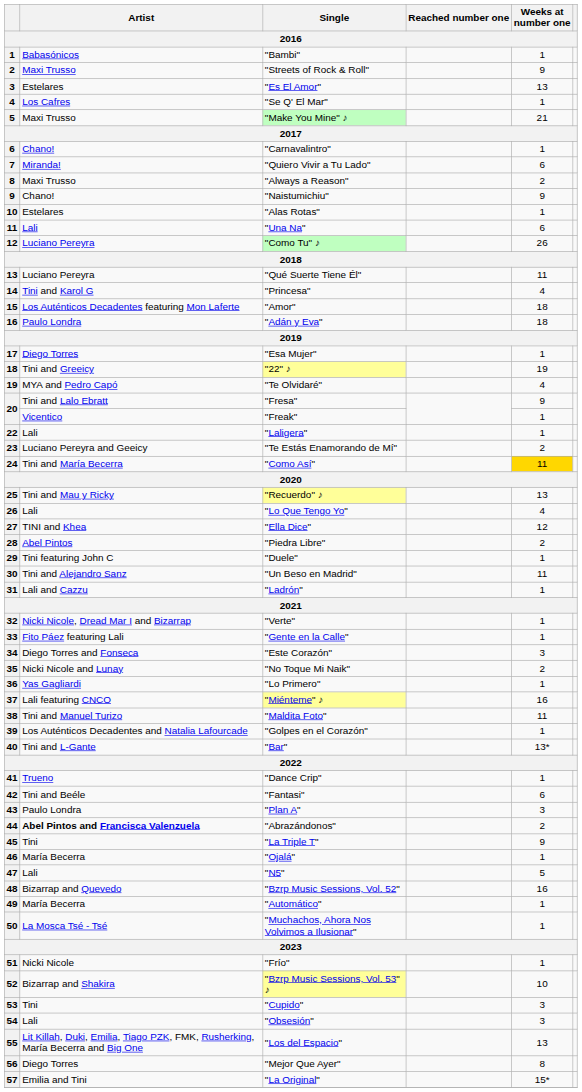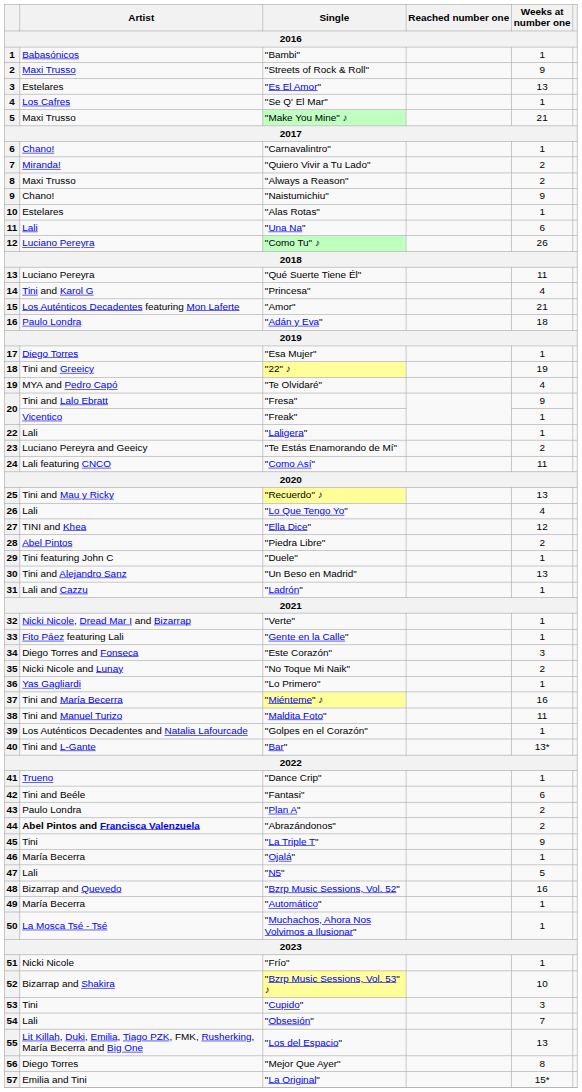(542, 165) 6 -> (542, 165) 2
(542, 306) 18 -> (542, 306) 21
(72, 464) Tini and María Becerra -> (67, 464) Lali featuring CNCO
(542, 464) gold background -> (542, 464) no background
(542, 574) 11 -> (542, 574) 13
(67, 700) Lali featuring CNCO -> (72, 700) Tini and María Becerra
(542, 810) 3 -> (542, 810) 2
(542, 1021) 3 -> (542, 1021) 7
